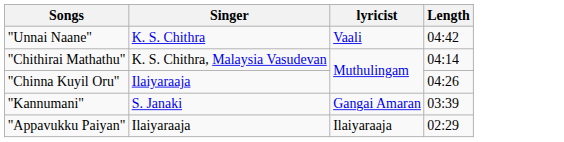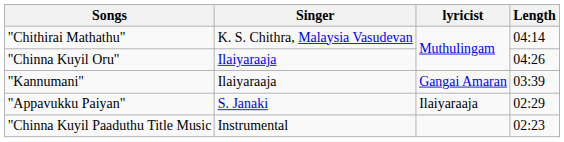- row: (50, 37)
(157, 103) S. Janaki -> (247, 81) Ilaiyaraaja
(161, 125) Ilaiyaraaja -> (243, 103) S. Janaki
+ row: (109, 125)
